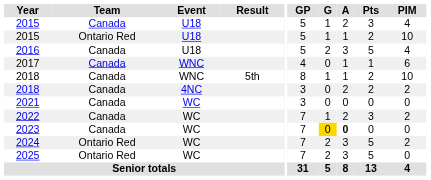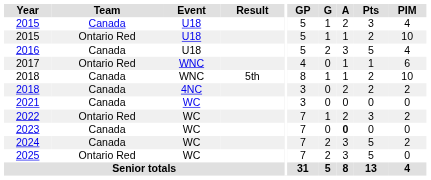(107, 63) Canada -> (107, 63) Ontario Red
(107, 116) Canada -> (107, 116) Ontario Red
(328, 129) gold background -> (328, 129) no background
(107, 142) Ontario Red -> (107, 142) Canada
